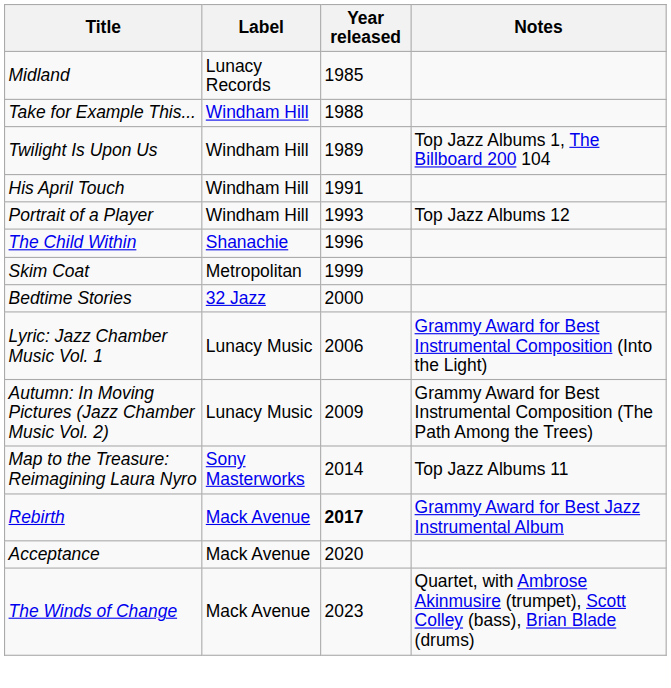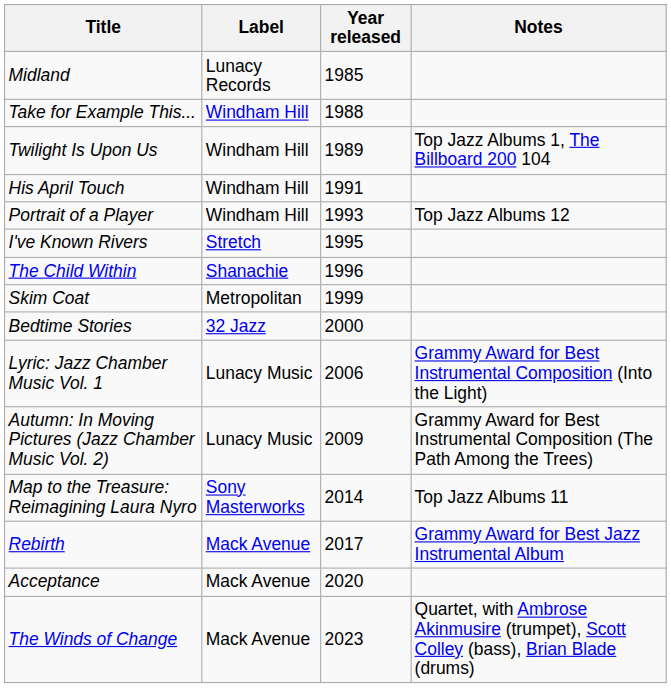+ row: (78, 243)
(344, 517) bold -> (344, 544) normal
